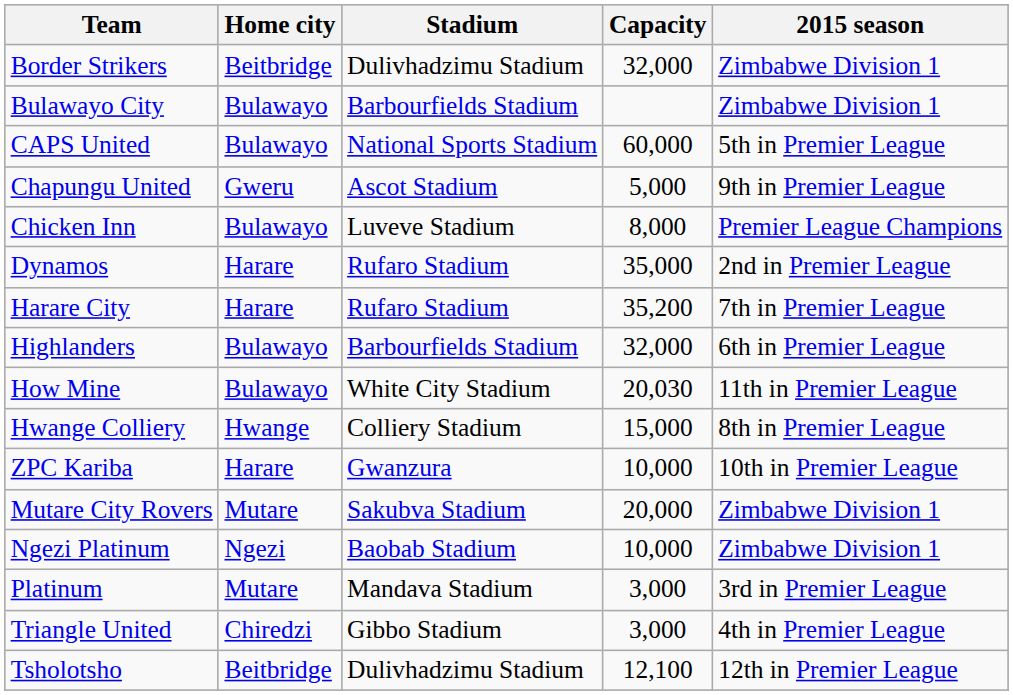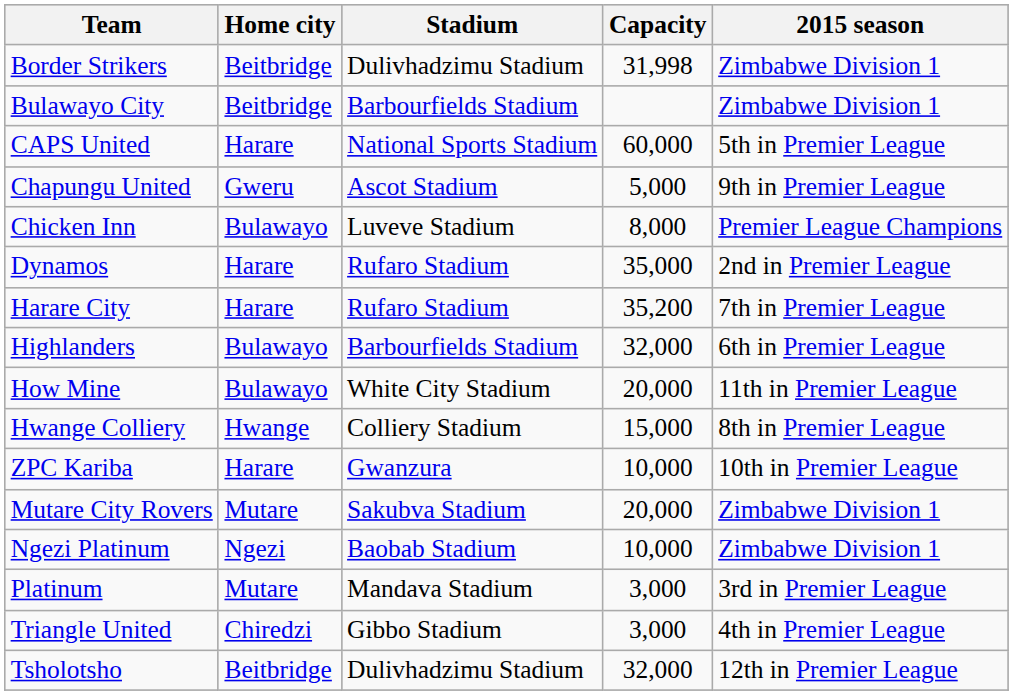(658, 65) 32,000 -> (658, 65) 31,998
(276, 105) Bulawayo -> (278, 105) Beitbridge
(276, 145) Bulawayo -> (259, 145) Harare
(658, 387) 20,030 -> (658, 387) 20,000
(658, 670) 12,100 -> (658, 670) 32,000
